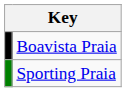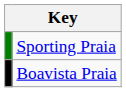rows swapped: (66, 73) <-> (67, 45)
